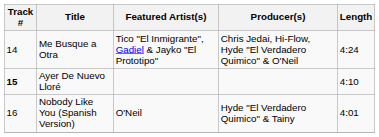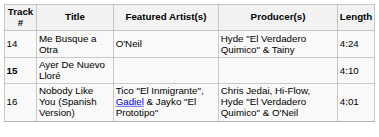(160, 49) Tico "El Inmigrante", Gadiel & Jayko "El Prototipo" -> (129, 44) O'Neil
(265, 49) Chris Jedai, Hi-Flow, Hyde "El Verdadero Quimico" & O'Neil -> (263, 44) Hyde "El Verdadero Quimico" & Tainy
(129, 113) O'Neil -> (160, 102) Tico "El Inmigrante", Gadiel & Jayko "El Prototipo"
(263, 113) Hyde "El Verdadero Quimico" & Tainy -> (265, 102) Chris Jedai, Hi-Flow, Hyde "El Verdadero Quimico" & O'Neil
